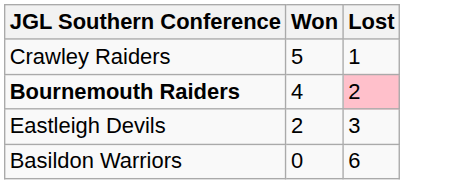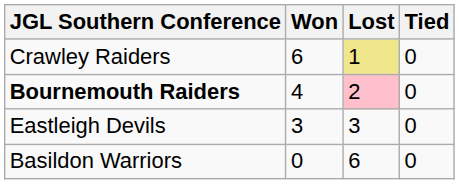+ column: (427, 21)
(297, 56) 5 -> (297, 56) 6
(354, 56) no background -> (354, 56) khaki background
(297, 126) 2 -> (297, 126) 3
